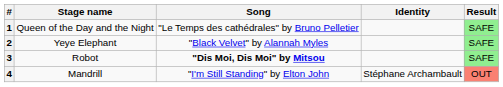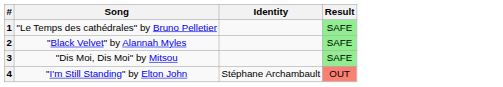- column: (85, 12)
(258, 58) bold -> (117, 58) normal
